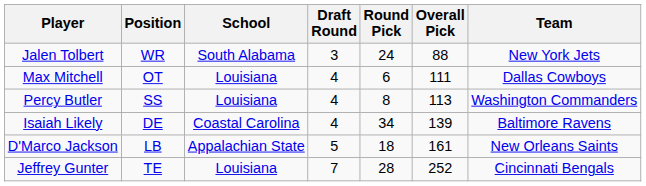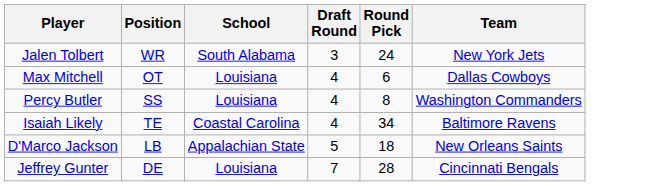- column: (440, 24)
(153, 123) DE -> (153, 123) TE
(153, 169) TE -> (153, 169) DE
